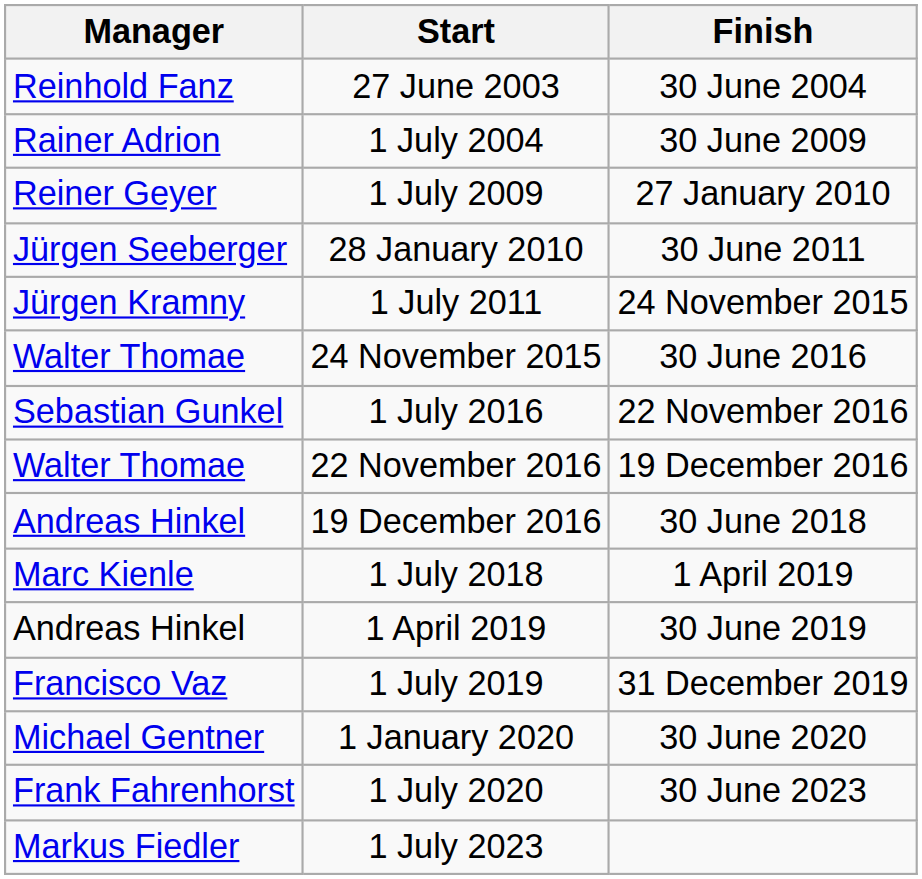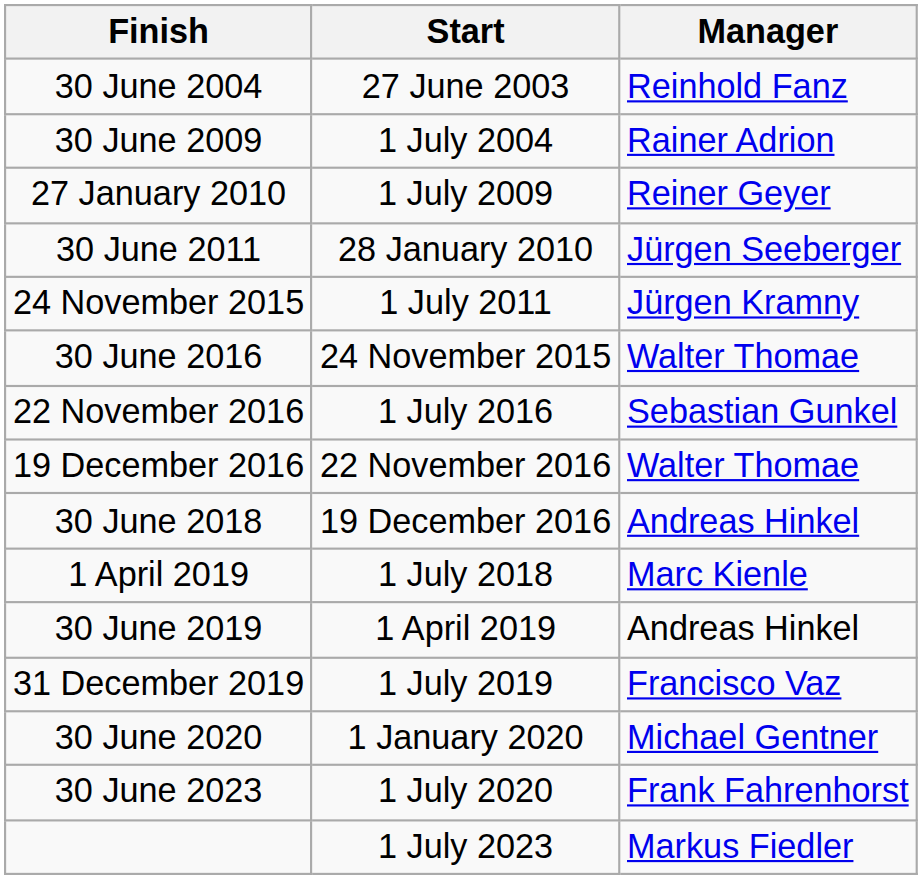columns swapped: (154, 31) <-> (763, 31)
